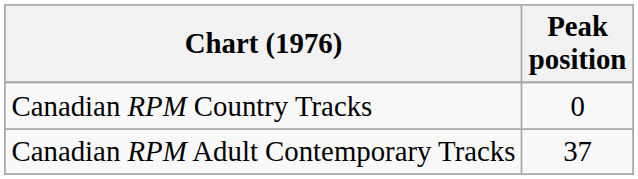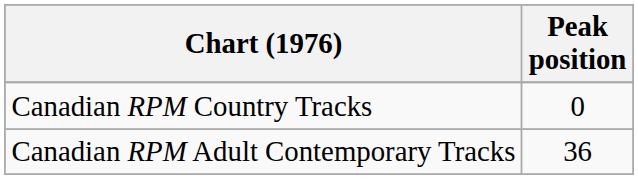(578, 151) 37 -> (578, 151) 36
